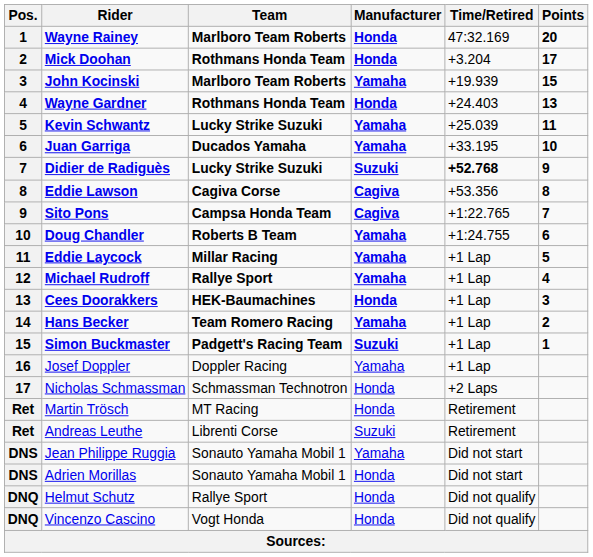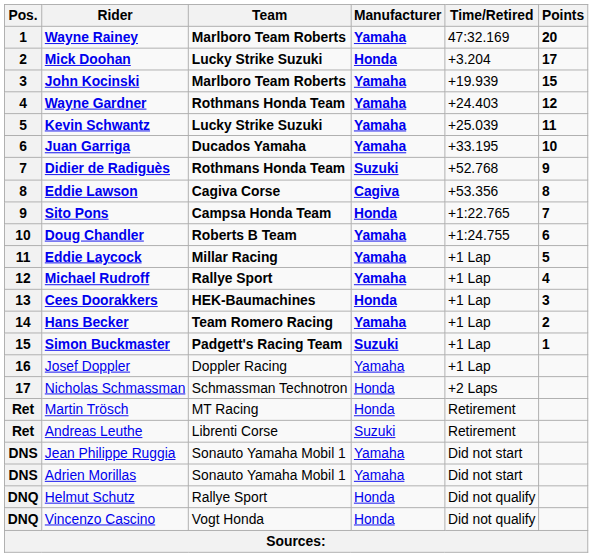(375, 37) Honda -> (380, 37) Yamaha
(268, 59) Rothmans Honda Team -> (257, 59) Lucky Strike Suzuki
(375, 103) Honda -> (380, 103) Yamaha
(550, 103) 13 -> (550, 103) 12
(257, 169) Lucky Strike Suzuki -> (268, 169) Rothmans Honda Team
(473, 169) bold -> (473, 169) normal
(377, 213) Cagiva -> (375, 213) Honda
(374, 475) Honda -> (379, 475) Yamaha
